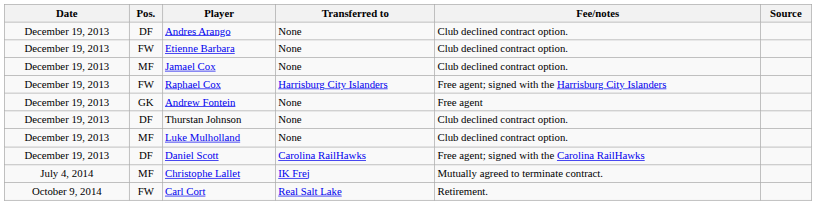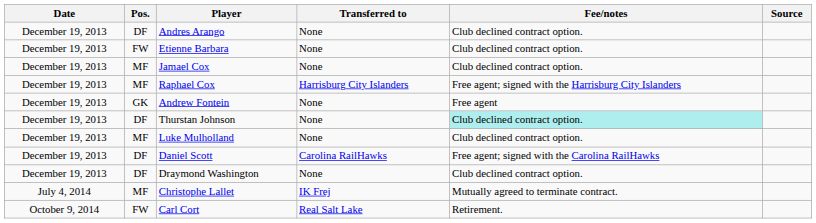(146, 84) FW -> (140, 84) MF
(503, 120) no background -> (517, 120) paleturquoise background
+ row: (209, 173)
